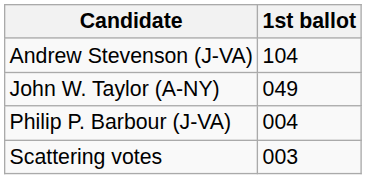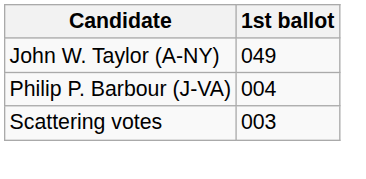- row: (131, 55)
